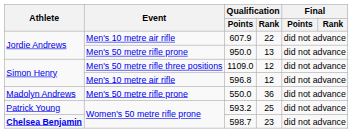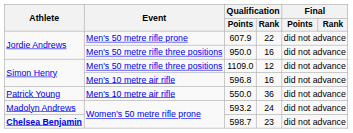(131, 39) Men's 10 metre air rifle -> (137, 39) Men's 50 metre rifle prone
(137, 52) Men's 50 metre rifle prone -> (154, 52) Men's 50 metre rifle three positions
(269, 52) 13 -> (269, 52) 16
(269, 80) 12 -> (269, 80) 16
(41, 94) Madolyn Andrews -> (33, 94) Patrick Young
(137, 94) Men's 50 metre rifle prone -> (131, 94) Men's 10 metre air rifle
(33, 108) Patrick Young -> (41, 108) Madolyn Andrews
(269, 108) 25 -> (269, 108) 24
